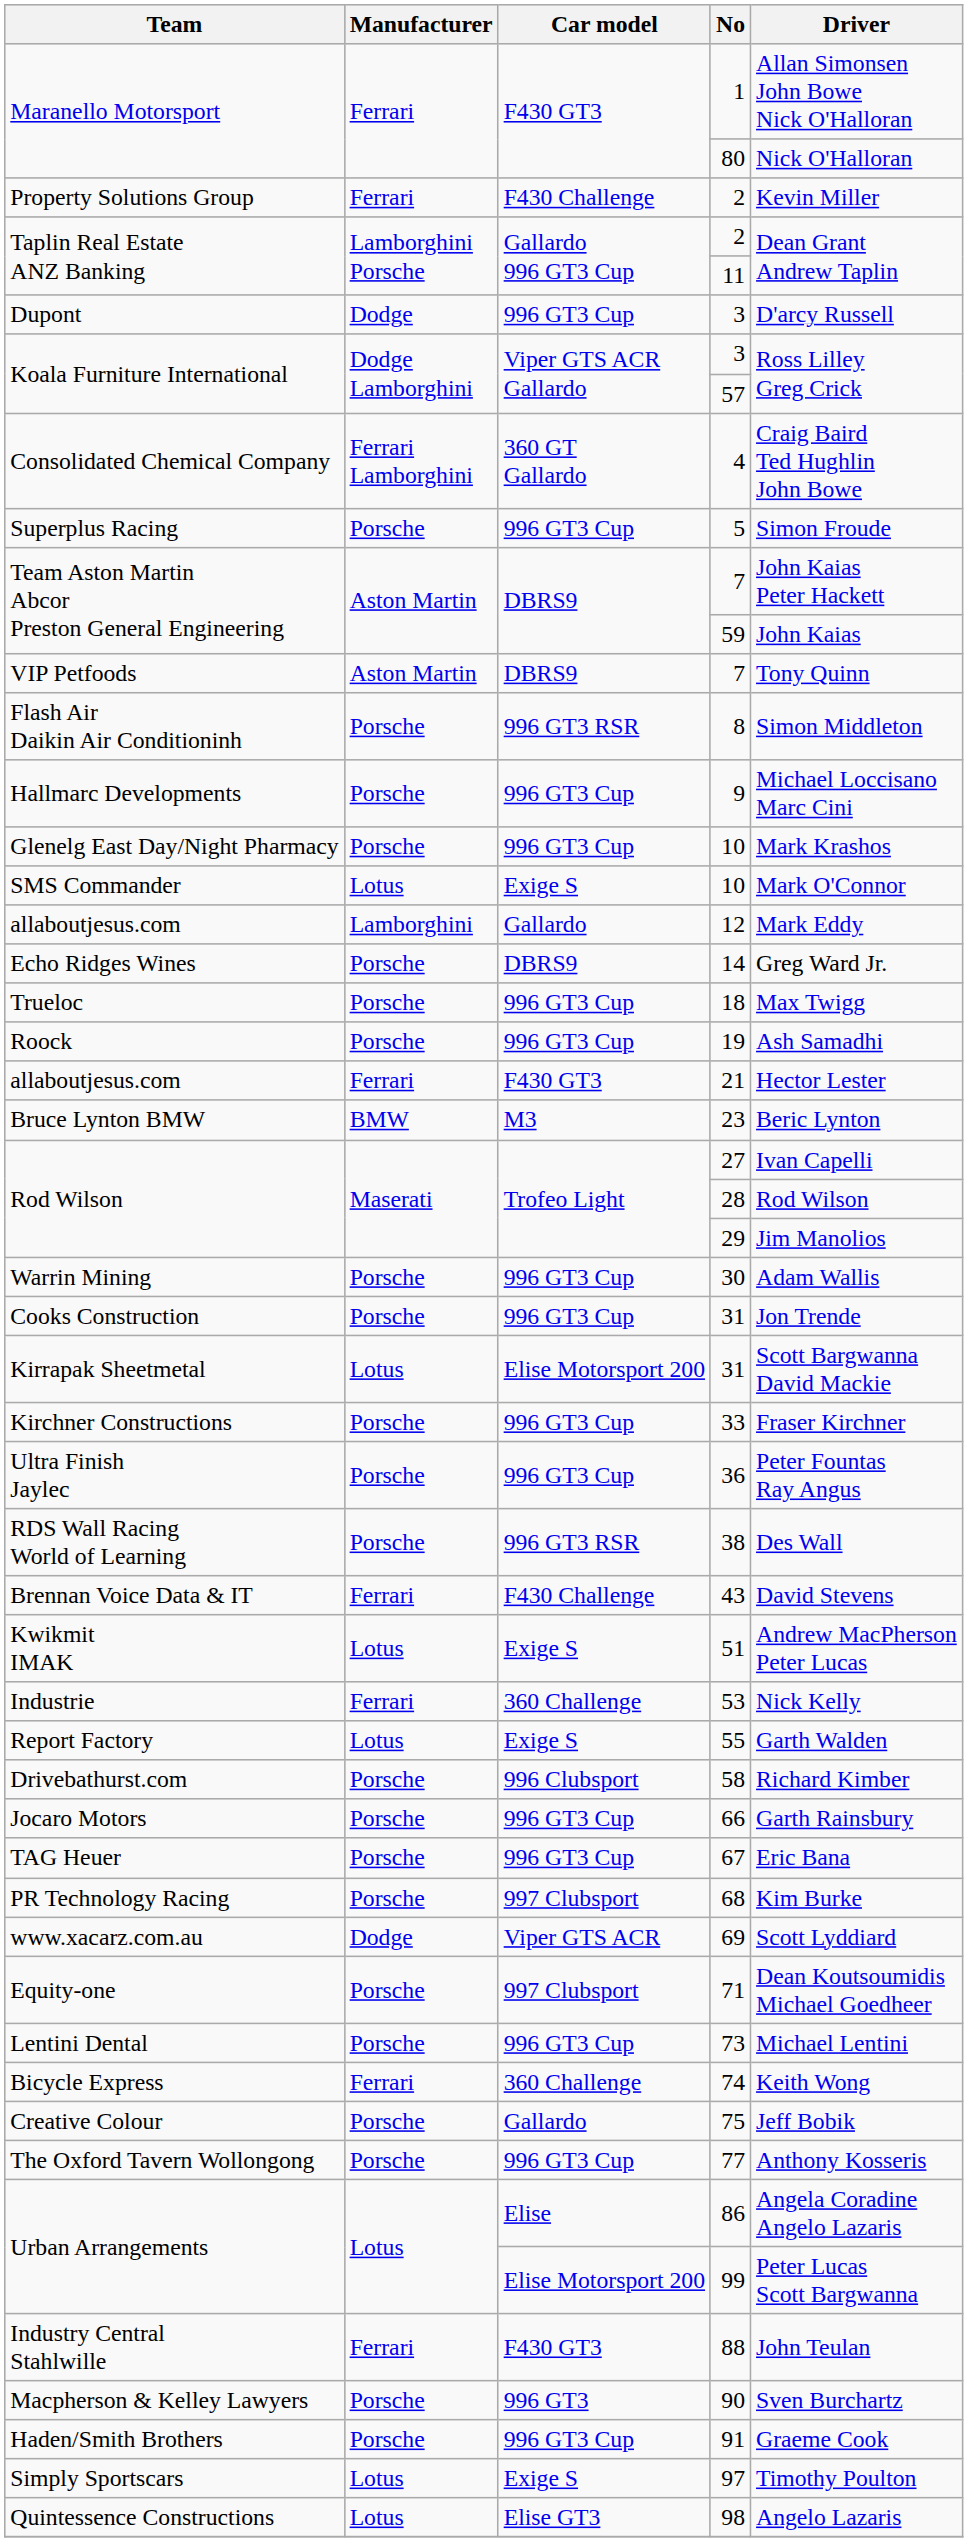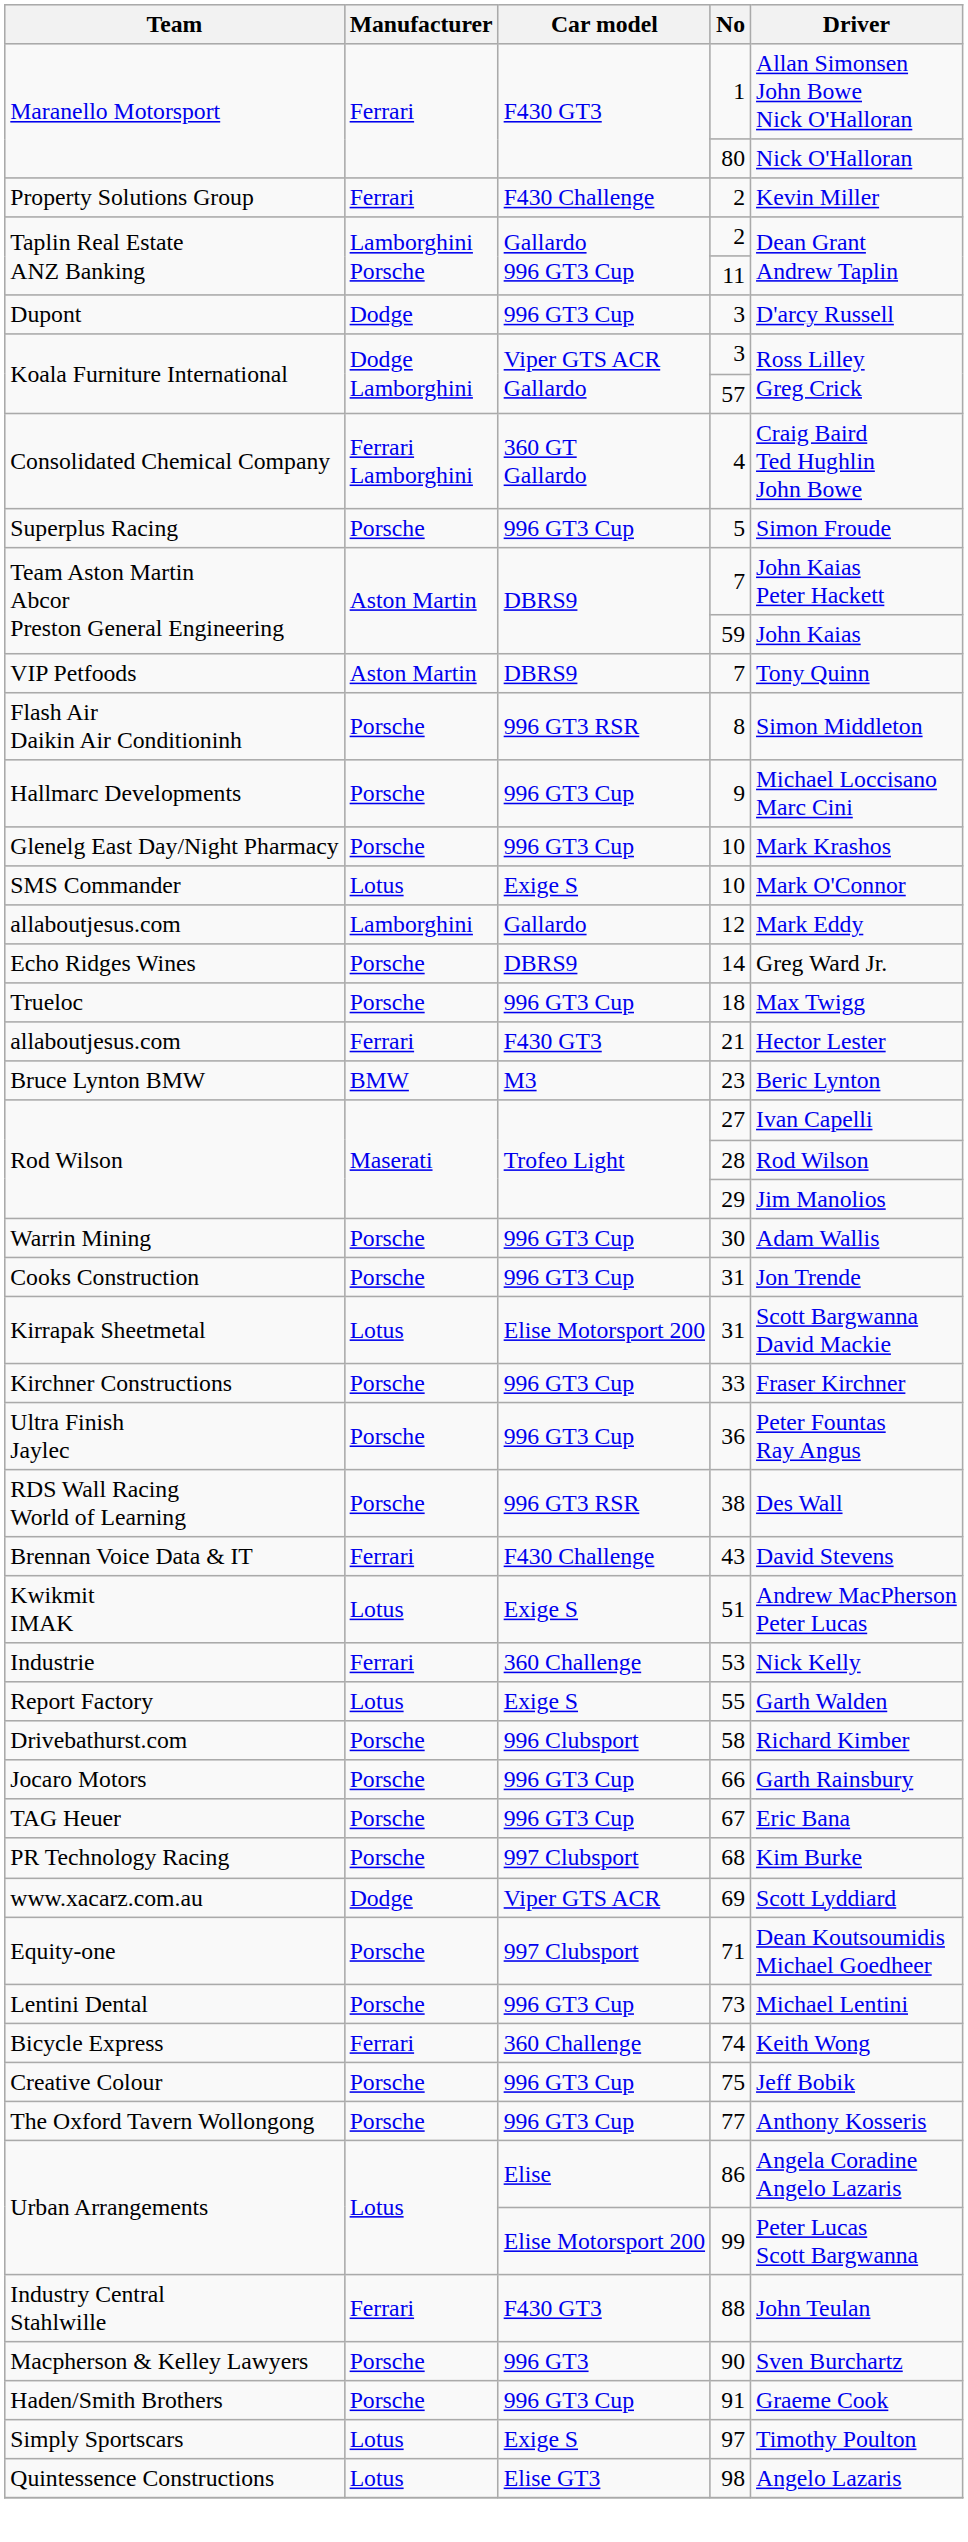- row: (41, 1041)
(545, 2120) Gallardo -> (569, 2081) 996 GT3 Cup
